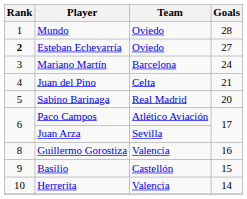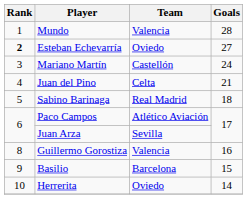(148, 30) Oviedo -> (151, 30) Valencia
(154, 64) Barcelona -> (153, 64) Castellón
(227, 99) 20 -> (227, 99) 18
(153, 168) Castellón -> (154, 168) Barcelona
(151, 185) Valencia -> (148, 185) Oviedo
